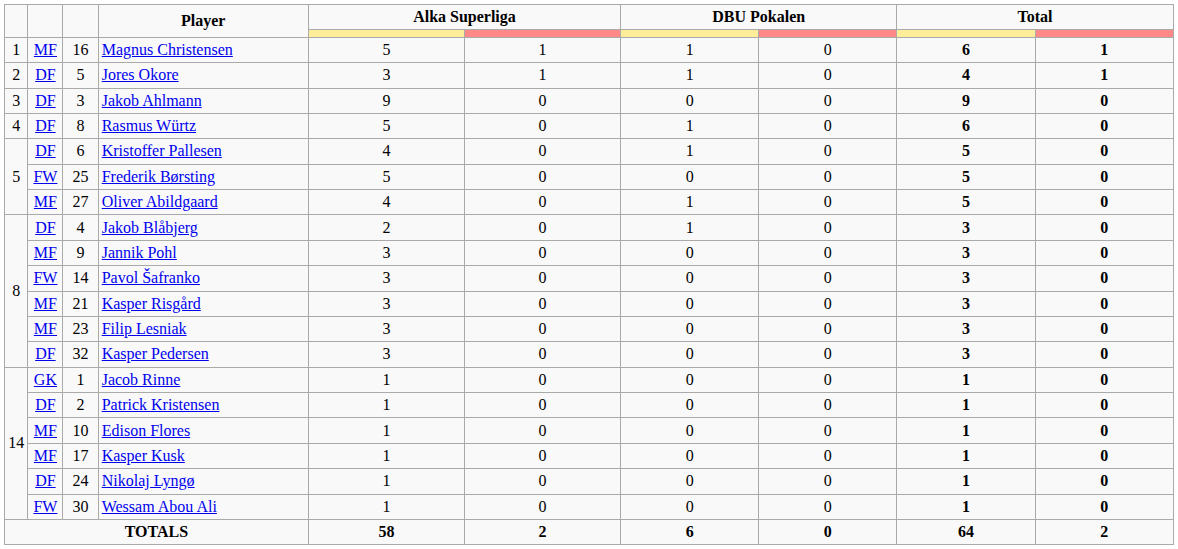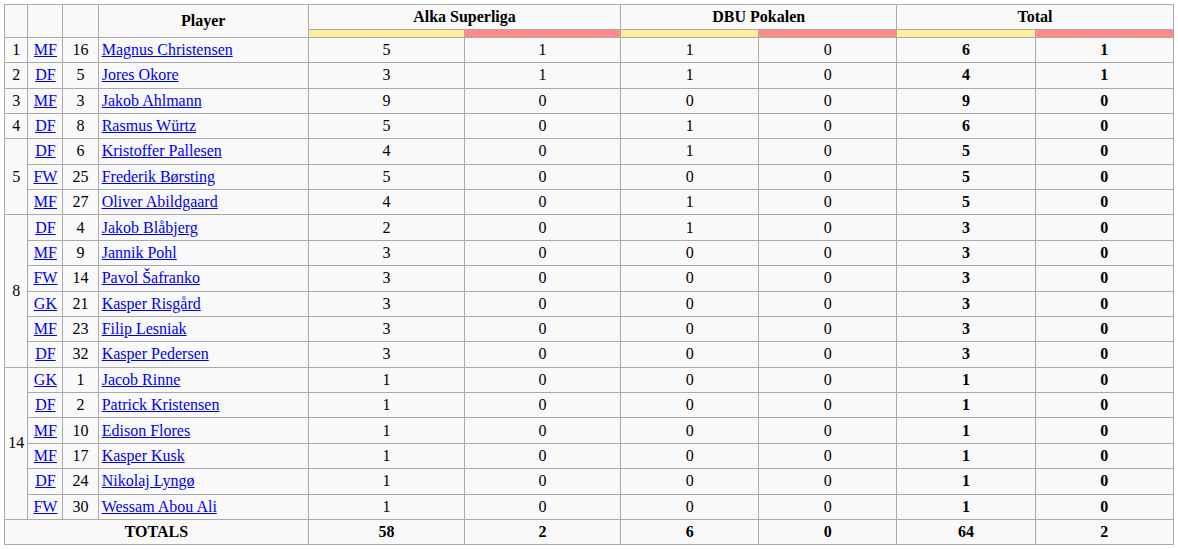(45, 100) DF -> (45, 100) MF
(45, 303) MF -> (45, 303) GK
